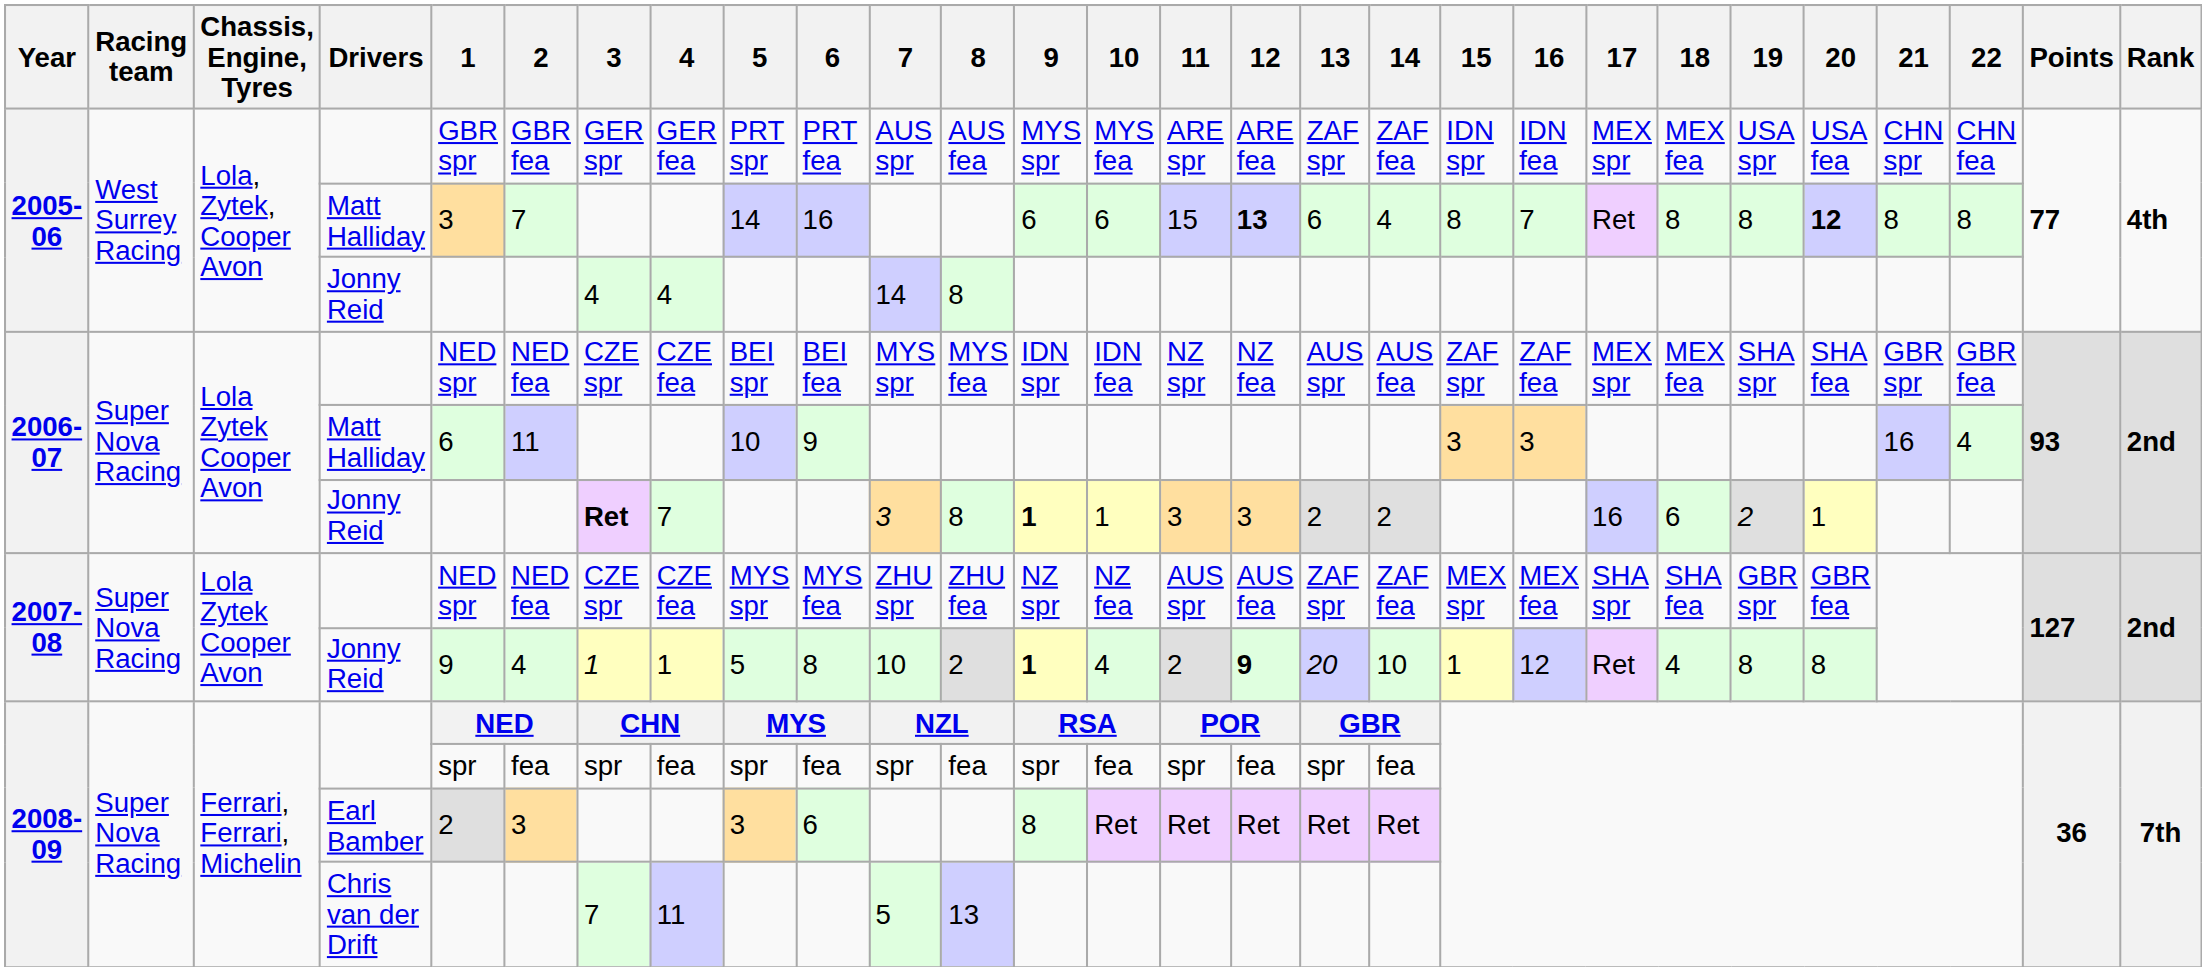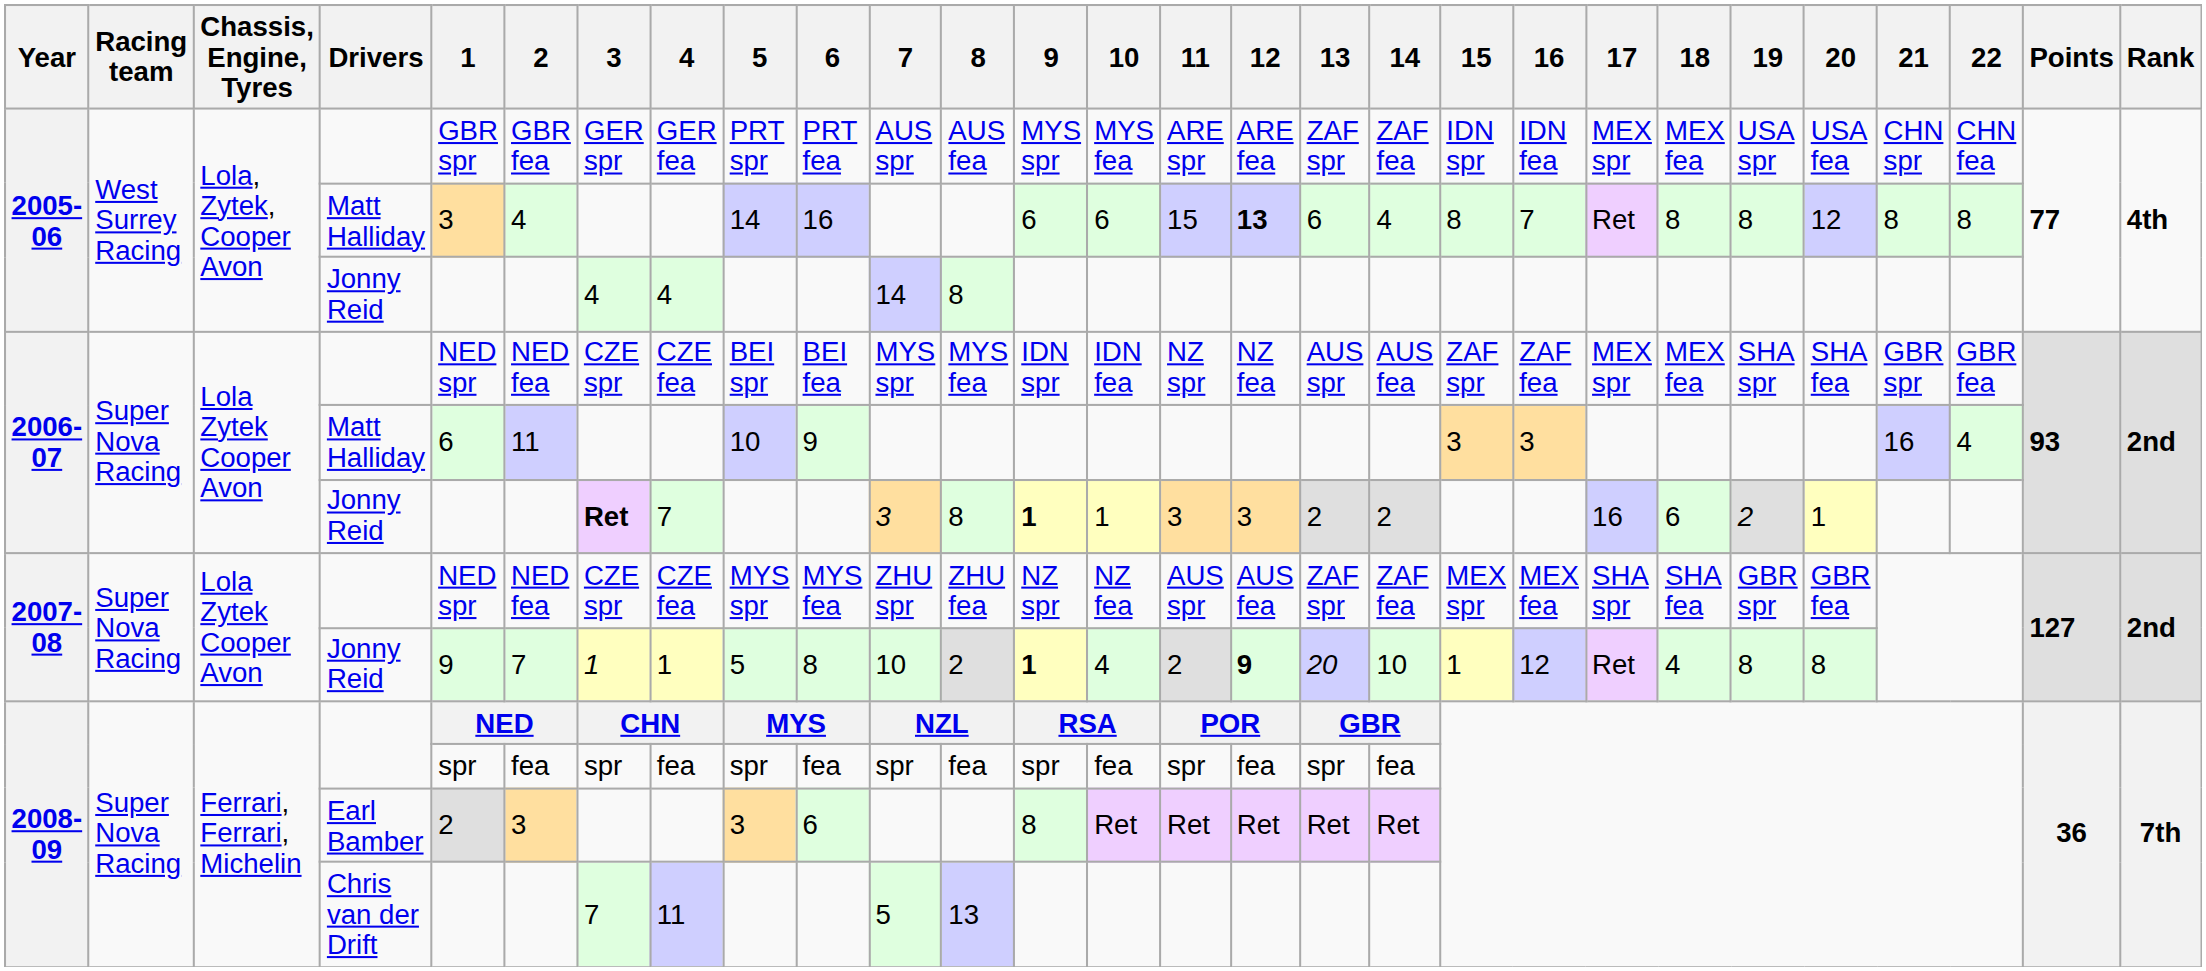(519, 220) 7 -> (519, 220) 4
(1826, 220) bold -> (1826, 220) normal
(519, 664) 4 -> (519, 664) 7
